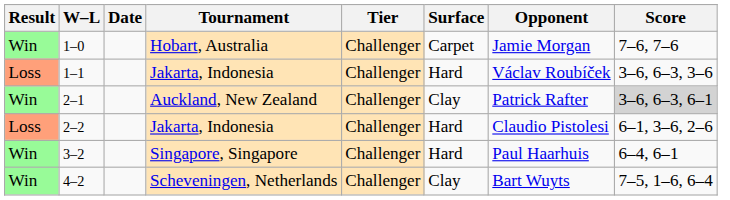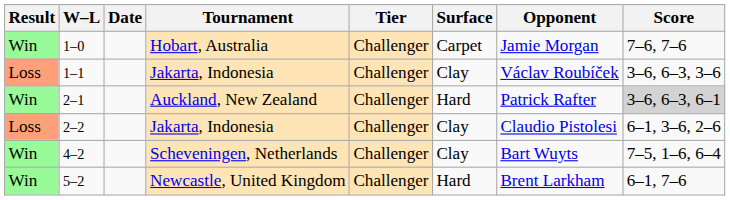(445, 72) Hard -> (453, 72) Clay
(444, 99) Clay -> (454, 99) Hard
(445, 126) Hard -> (453, 126) Clay
- row: (74, 154)
+ row: (74, 182)
